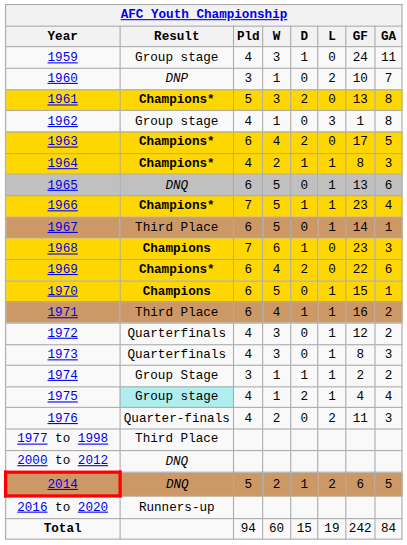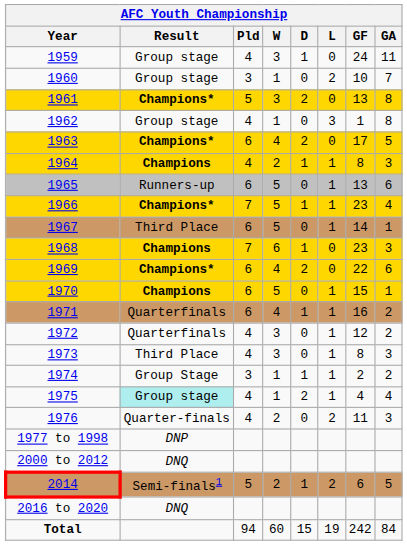(177, 79) DNP -> (177, 79) Group stage
(177, 163) Champions* -> (177, 163) Champions
(177, 185) DNQ -> (177, 185) Runners-up
(177, 312) Third Place -> (177, 312) Quarterfinals
(177, 355) Quarterfinals -> (177, 355) Third Place
(177, 439) Third Place -> (177, 439) DNP
(177, 484) DNQ -> (177, 485) Semi-finals1
(177, 507) Runners-up -> (177, 508) DNQ
